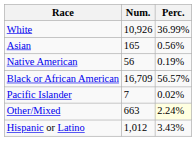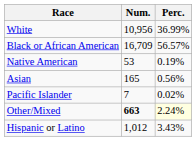(138, 29) 10,926 -> (138, 29) 10,956
rows swapped: (63, 78) <-> (19, 45)
(129, 62) 56 -> (129, 62) 53
(132, 111) normal -> (132, 111) bold
